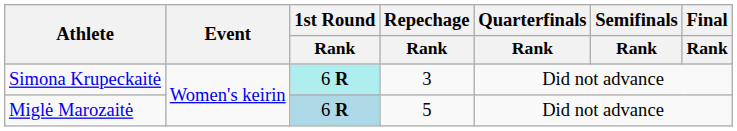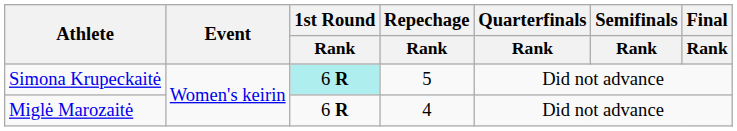(427, 79) 3 -> (427, 79) 5
(335, 110) lightblue background -> (335, 110) no background
(427, 110) 5 -> (427, 110) 4
